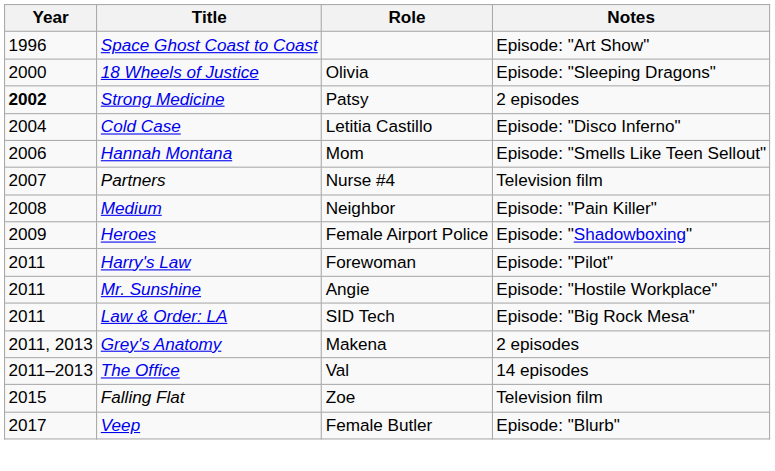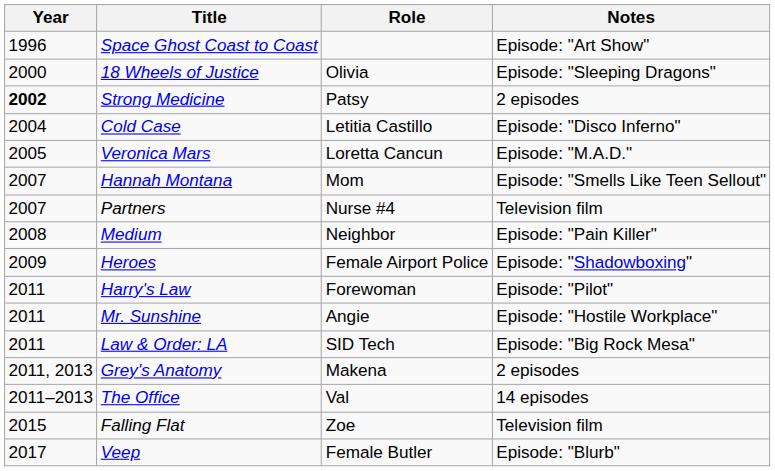+ row: (156, 153)
(28, 153) 2006 -> (28, 180) 2007
